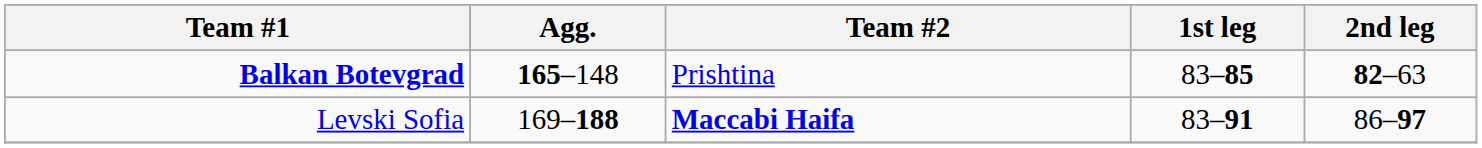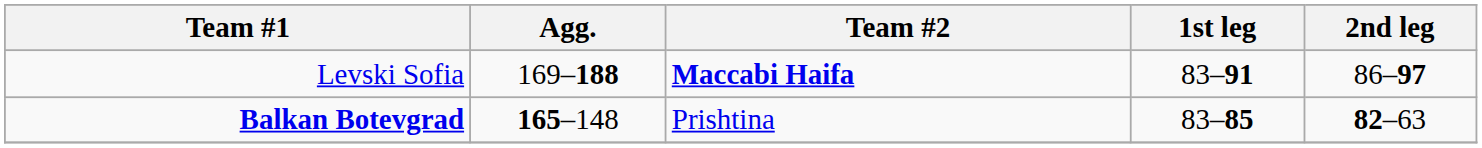rows swapped: (352, 73) <-> (390, 119)
